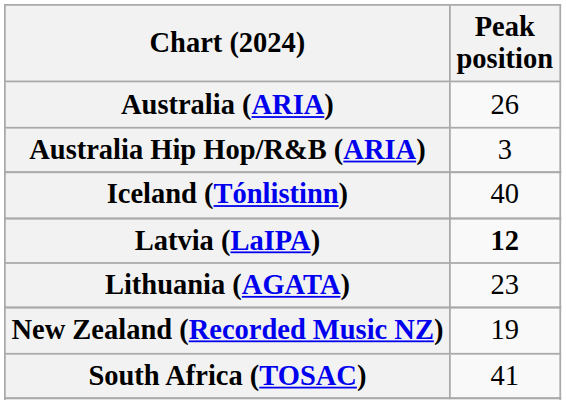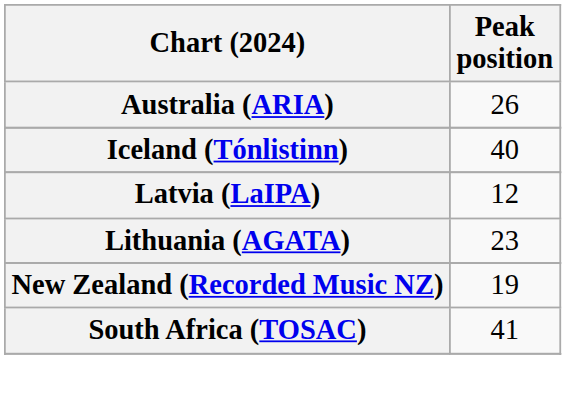- row: (227, 149)
(505, 239) bold -> (505, 194) normal
